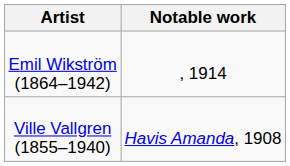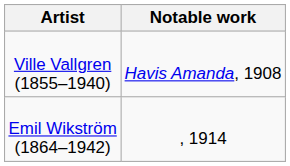rows swapped: (63, 138) <-> (63, 73)
